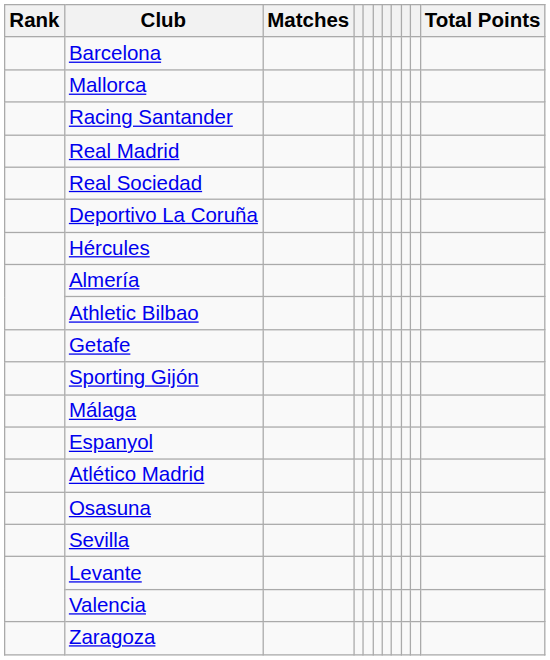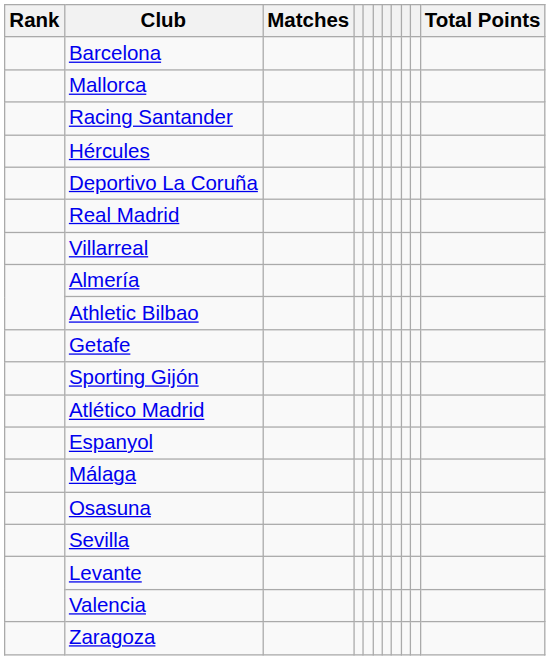rows swapped: (109, 248) <-> (124, 150)
- row: (135, 183)
+ row: (109, 248)
rows swapped: (137, 475) <-> (102, 410)
